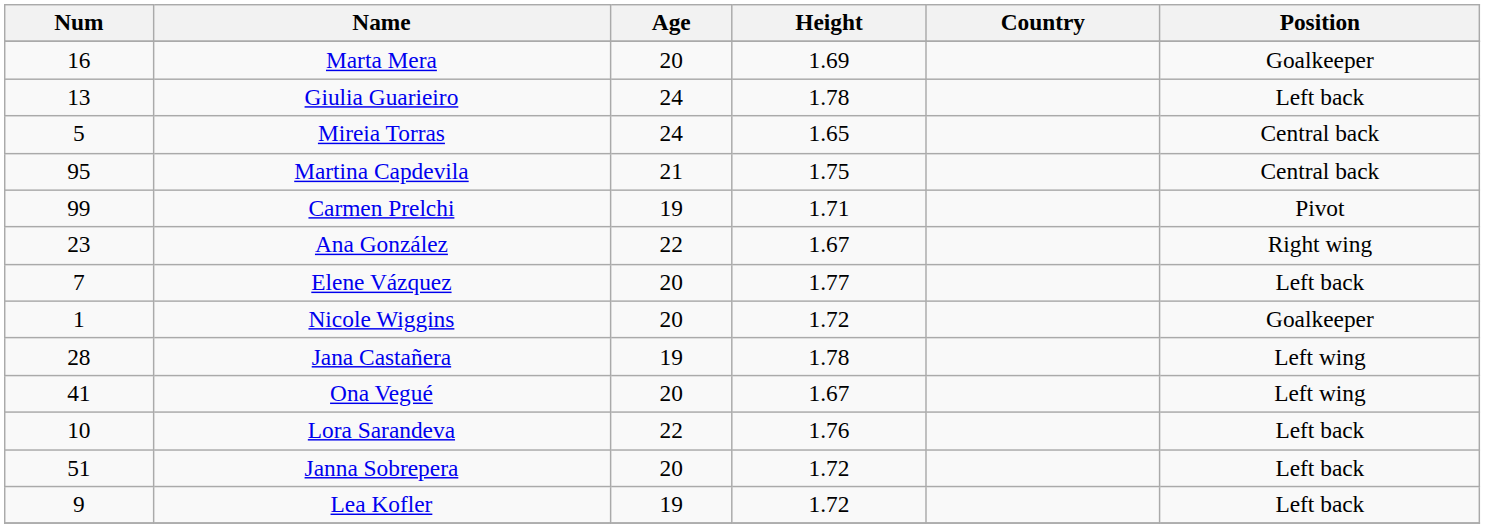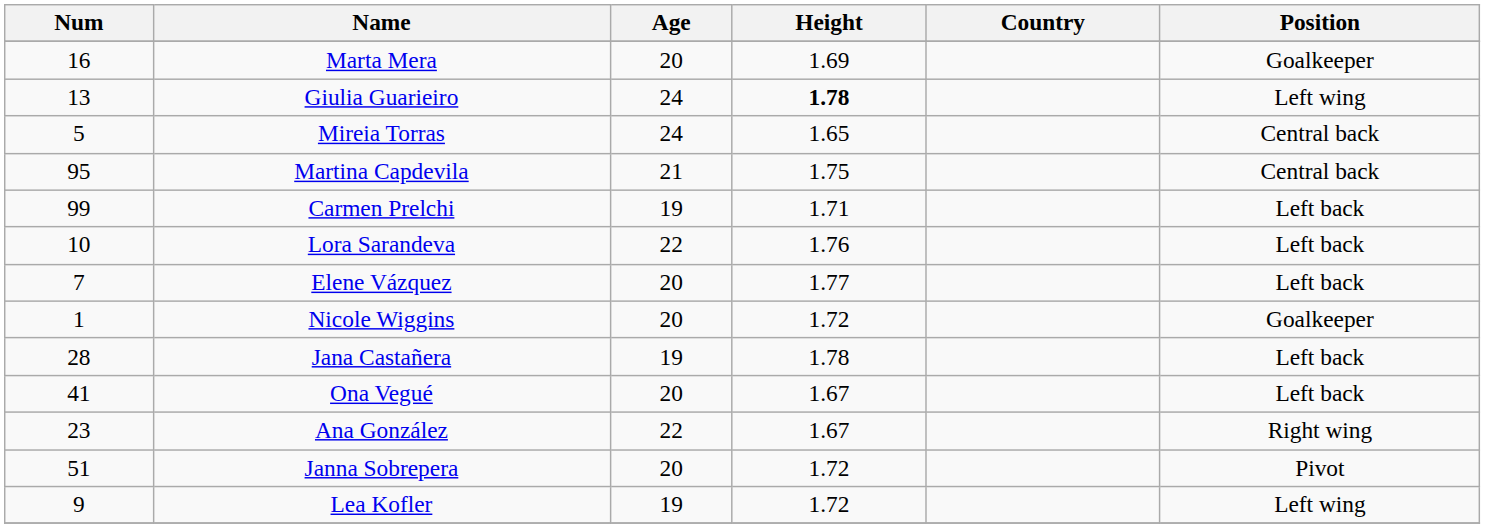(829, 97) normal -> (829, 97) bold
(1320, 97) Left back -> (1320, 97) Left wing
(1320, 208) Pivot -> (1320, 208) Left back
rows swapped: (381, 430) <-> (381, 245)
(1320, 356) Left wing -> (1320, 356) Left back
(1320, 393) Left wing -> (1320, 393) Left back
(1320, 467) Left back -> (1320, 467) Pivot
(1320, 504) Left back -> (1320, 504) Left wing
